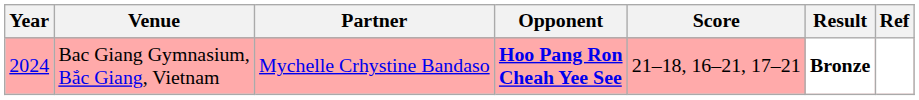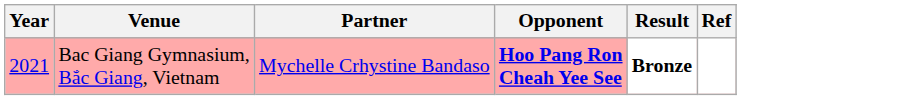- column: (716, 21)
(29, 65) 2024 -> (29, 65) 2021
